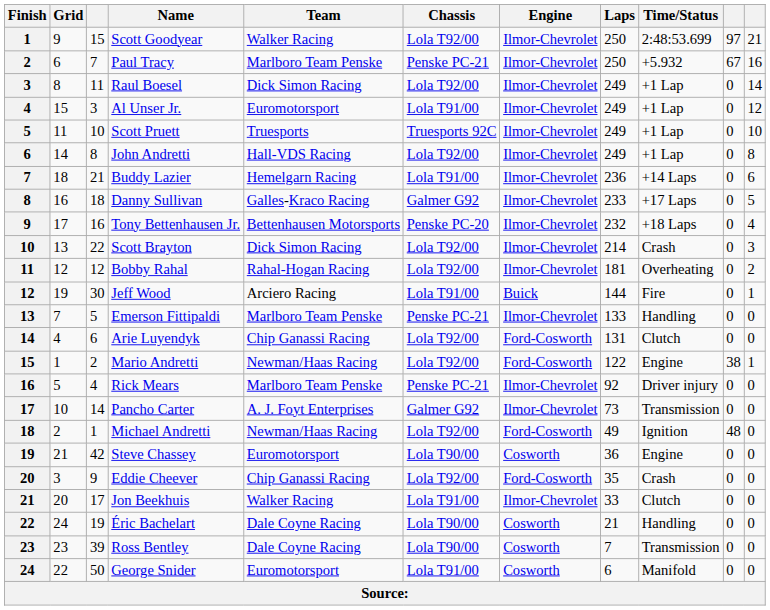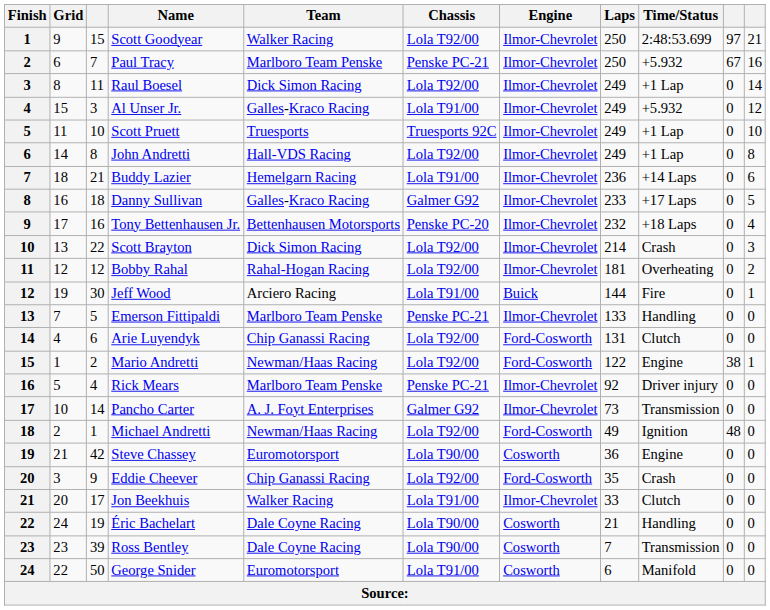(293, 108) Euromotorsport -> (308, 108) Galles-Kraco Racing
(663, 108) +1 Lap -> (662, 108) +5.932
